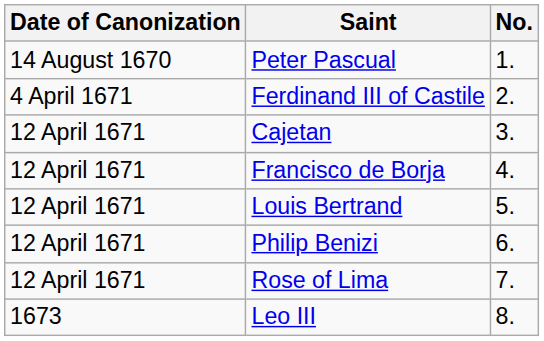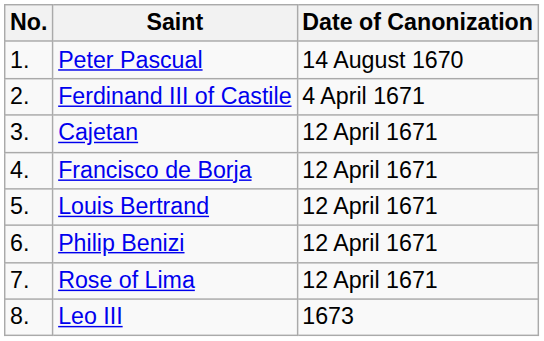columns swapped: (514, 22) <-> (125, 22)
